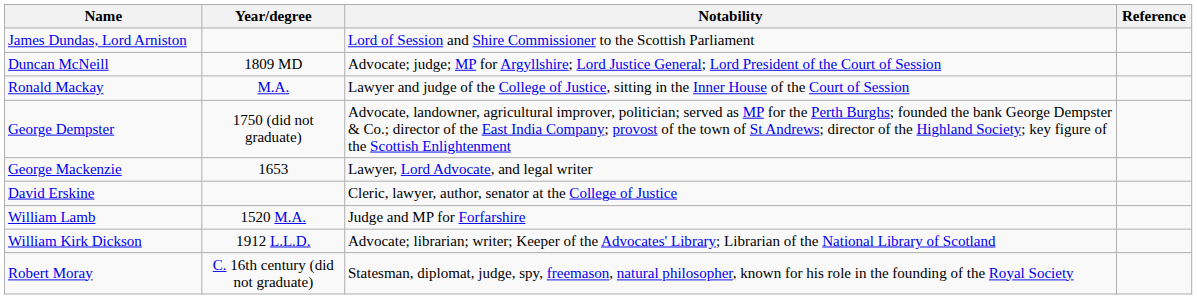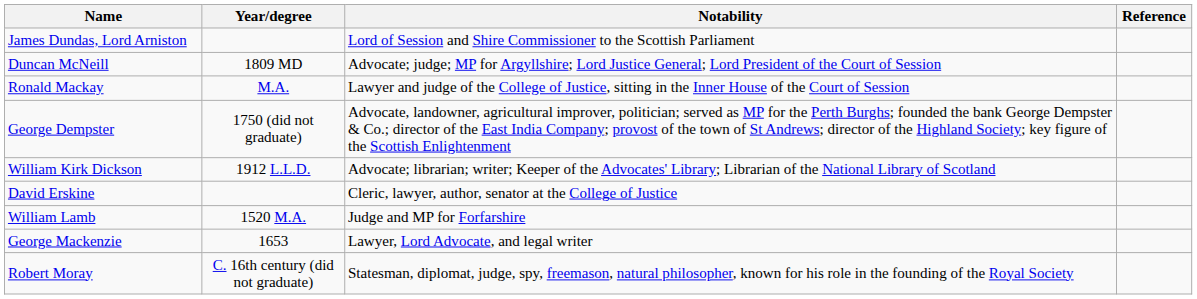rows swapped: (75, 241) <-> (65, 169)
